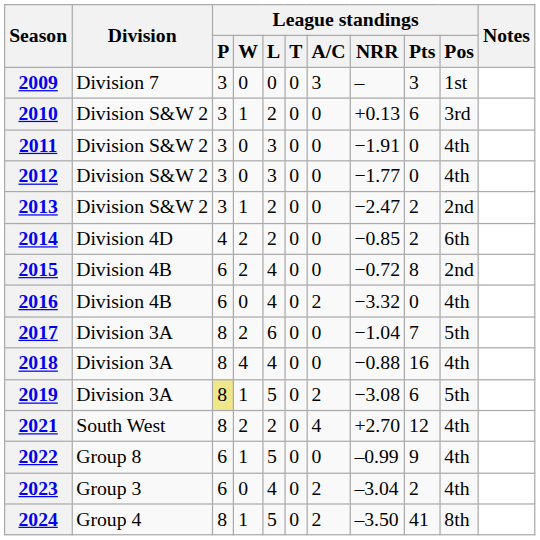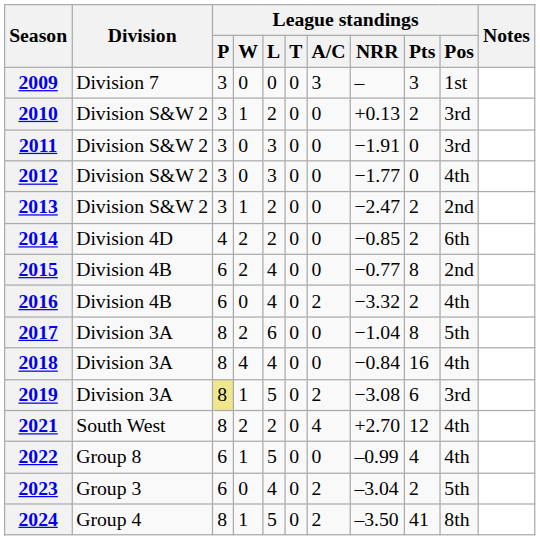(414, 113) 6 -> (414, 113) 2
(457, 144) 4th -> (457, 144) 3rd
(377, 269) −0.72 -> (377, 269) −0.77
(414, 301) 0 -> (414, 301) 2
(414, 332) 7 -> (414, 332) 8
(377, 363) −0.88 -> (377, 363) −0.84
(457, 394) 5th -> (457, 394) 3rd
(414, 457) 9 -> (414, 457) 4
(457, 488) 4th -> (457, 488) 5th
